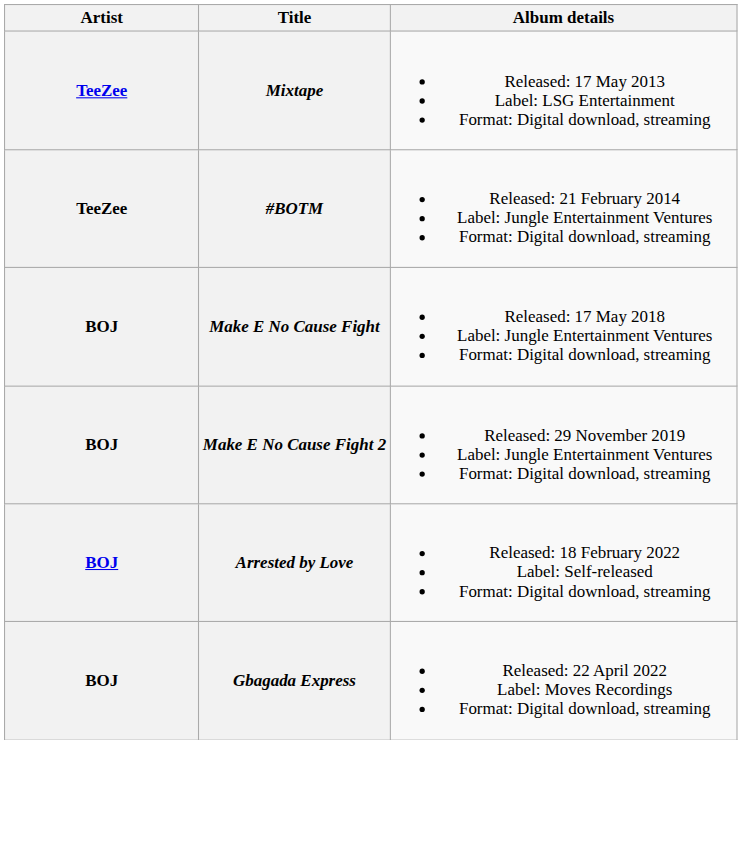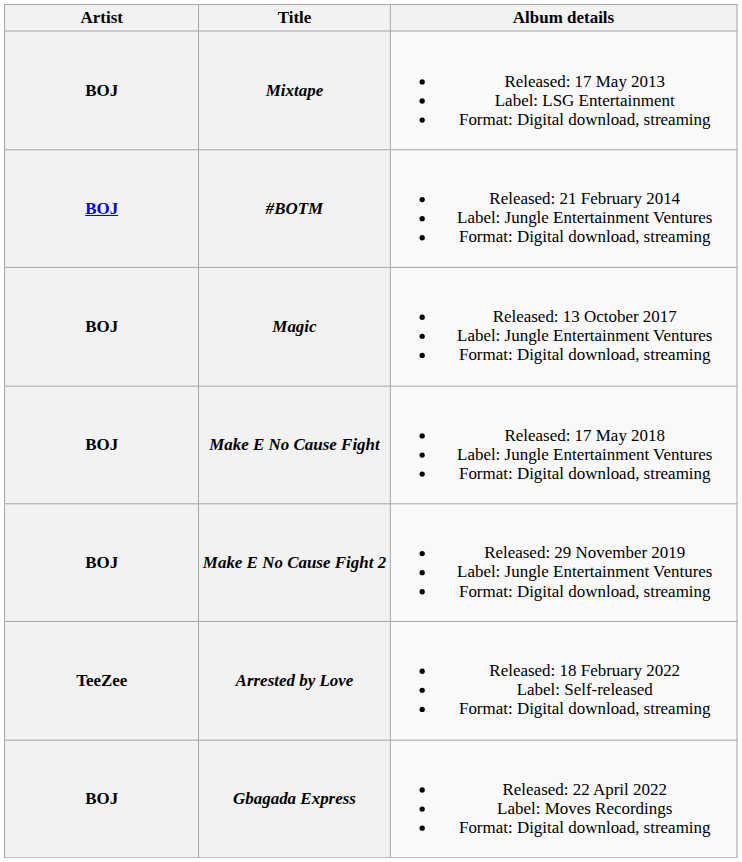(102, 90) TeeZee -> (102, 90) BOJ
(102, 208) TeeZee -> (102, 208) BOJ
+ row: (294, 326)
(102, 562) BOJ -> (102, 680) TeeZee
